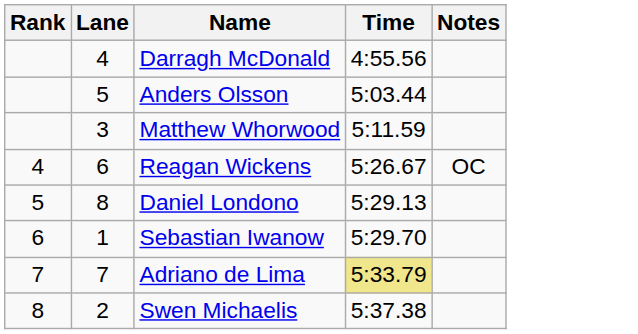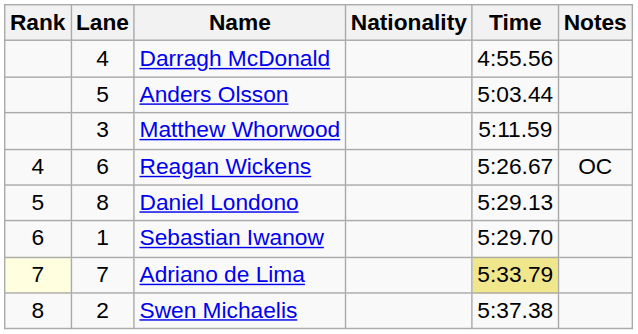+ column: (409, 22)
(38, 274) no background -> (38, 274) lightyellow background
